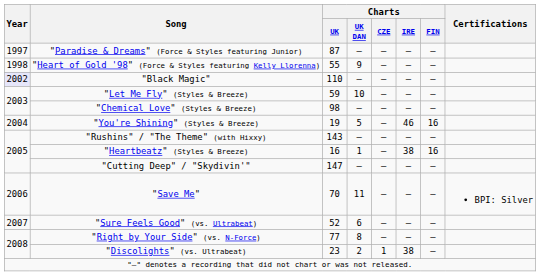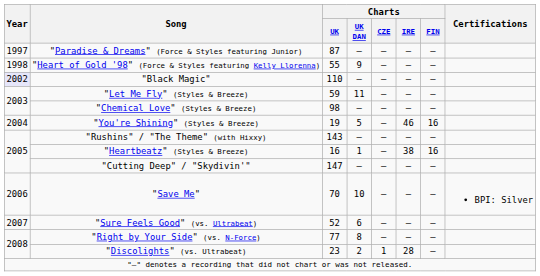(359, 94) 10 -> (359, 94) 11
(359, 194) 11 -> (359, 194) 10
(408, 251) 38 -> (408, 251) 28
